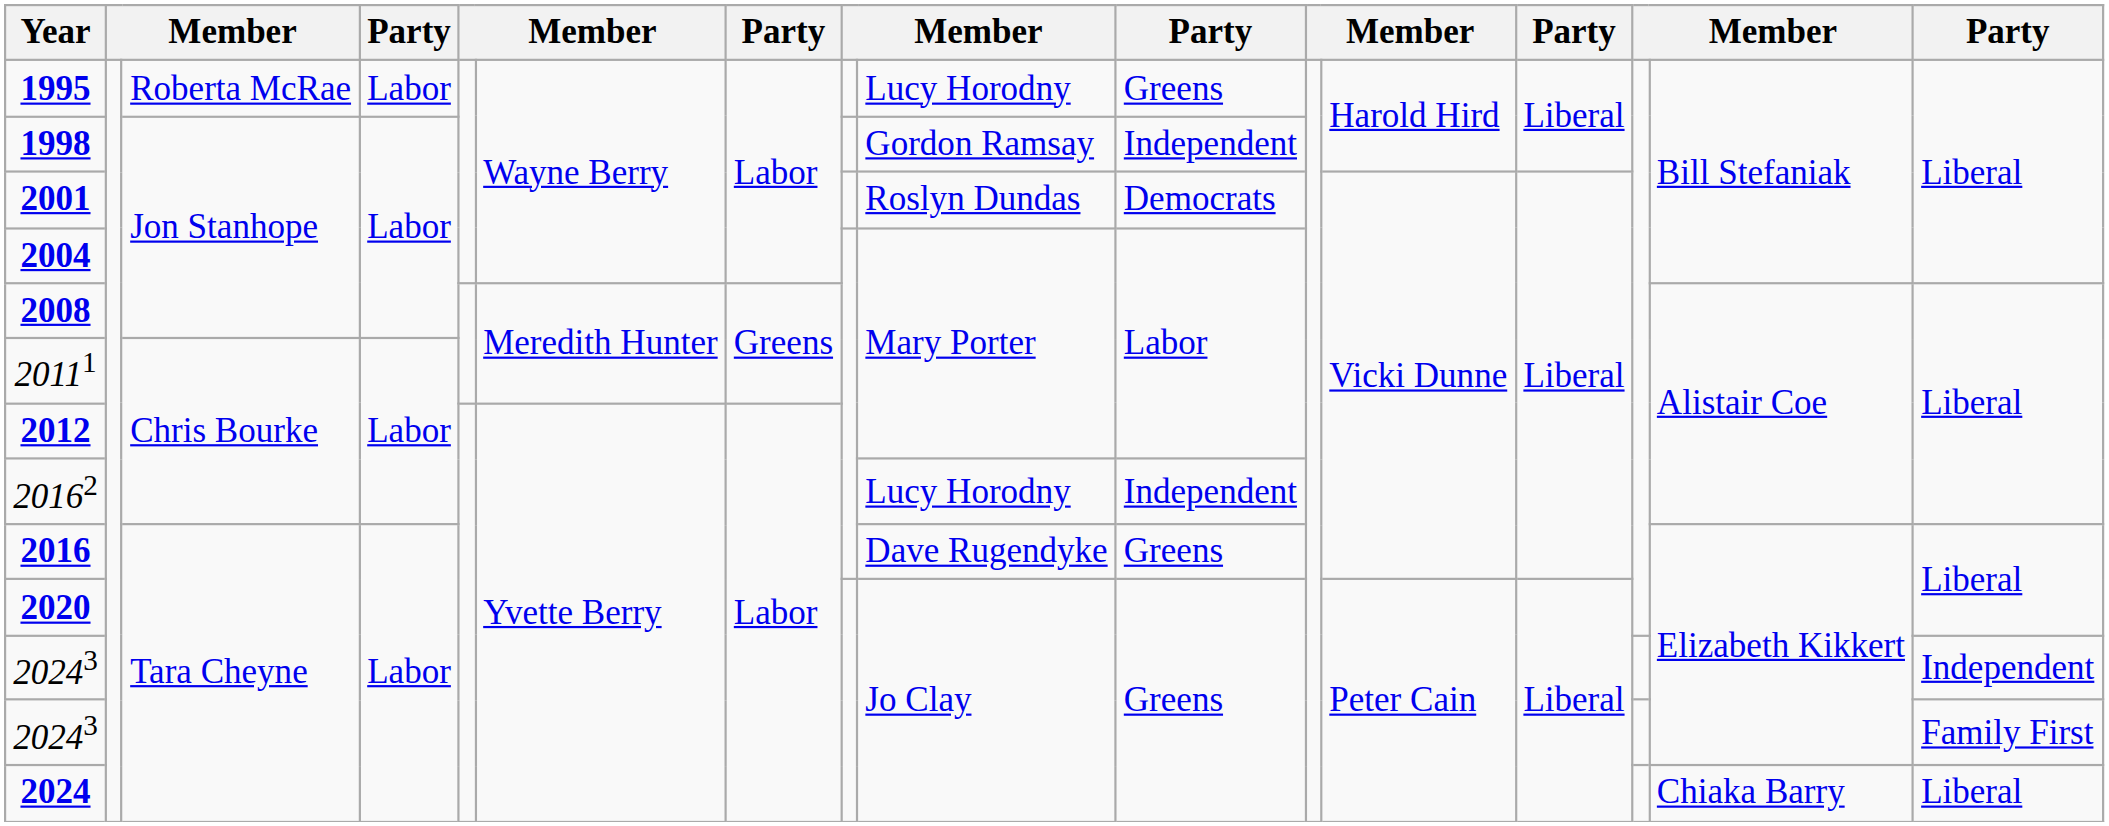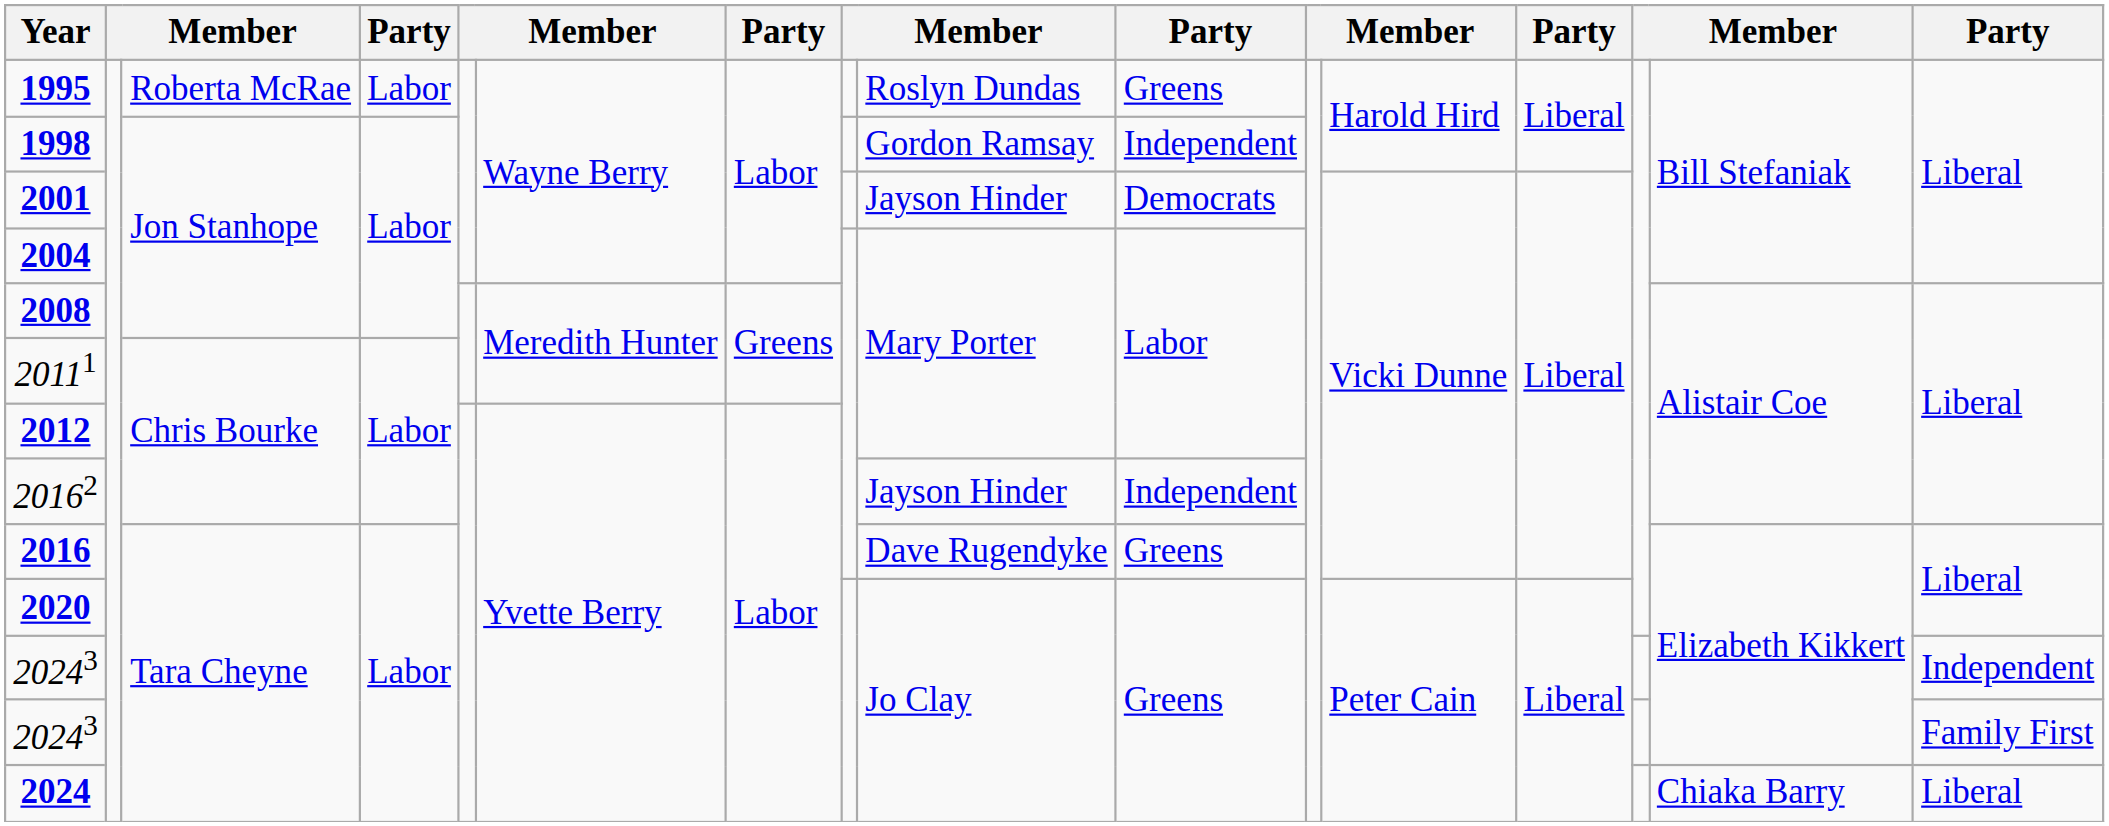(968, 87) Lucy Horodny -> (973, 87) Roslyn Dundas
(973, 198) Roslyn Dundas -> (966, 198) Jayson Hinder
(968, 491) Lucy Horodny -> (966, 491) Jayson Hinder
